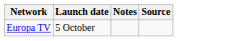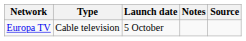+ column: (87, 12)
